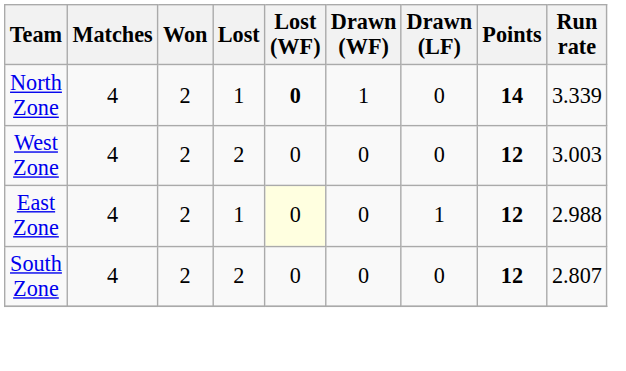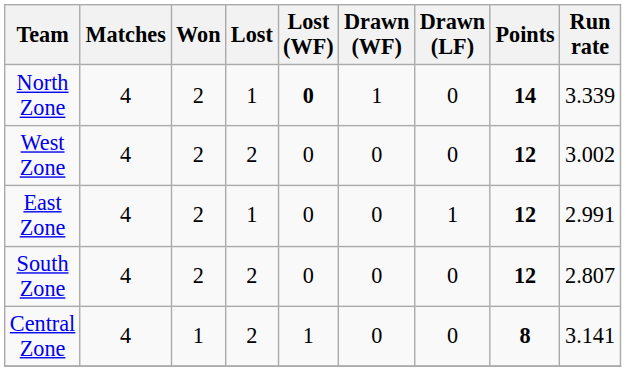(577, 155) 3.003 -> (590, 155) 3.002
(295, 215) lightyellow background -> (308, 215) no background
(577, 215) 2.988 -> (590, 215) 2.991
+ row: (43, 336)
